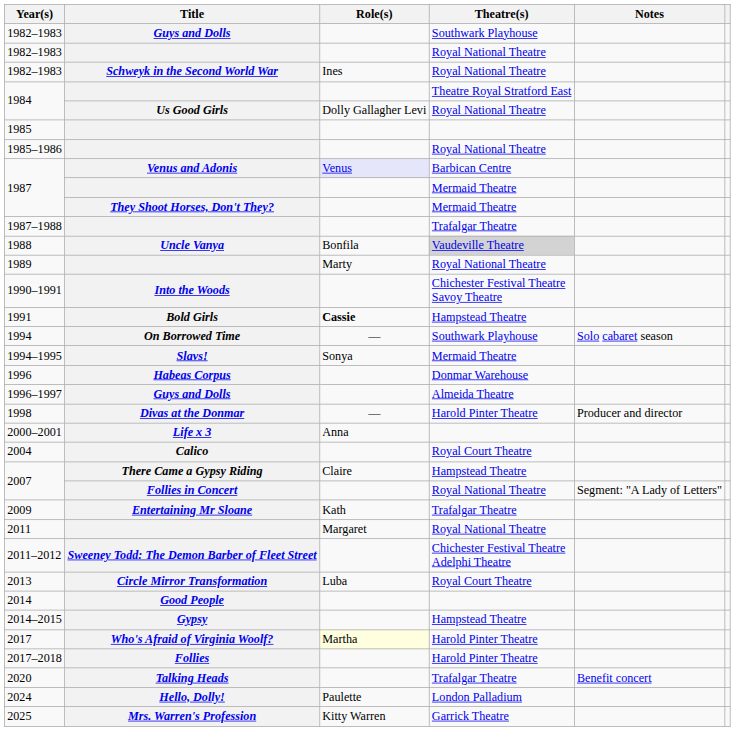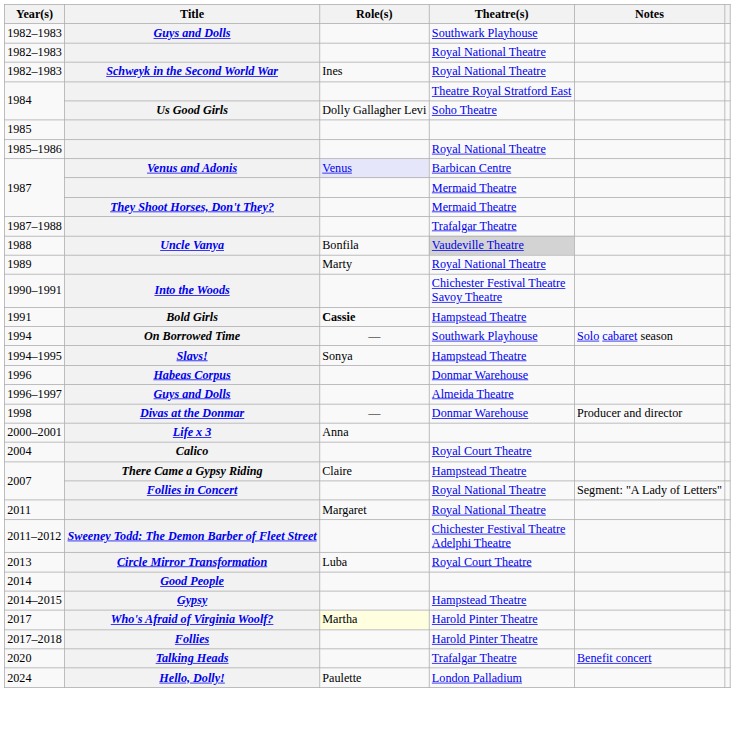(489, 110) Royal National Theatre -> (464, 110) Soho Theatre
(474, 355) Mermaid Theatre -> (479, 355) Hampstead Theatre
(485, 413) Harold Pinter Theatre -> (480, 413) Donmar Warehouse
- row: (19, 509)
- row: (19, 716)
